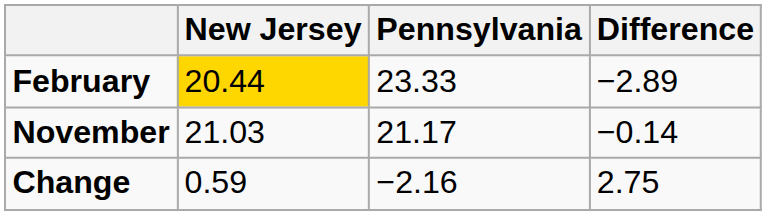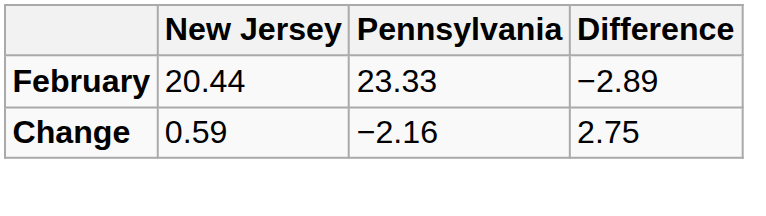(225, 81) gold background -> (205, 81) no background
- row: (91, 132)
